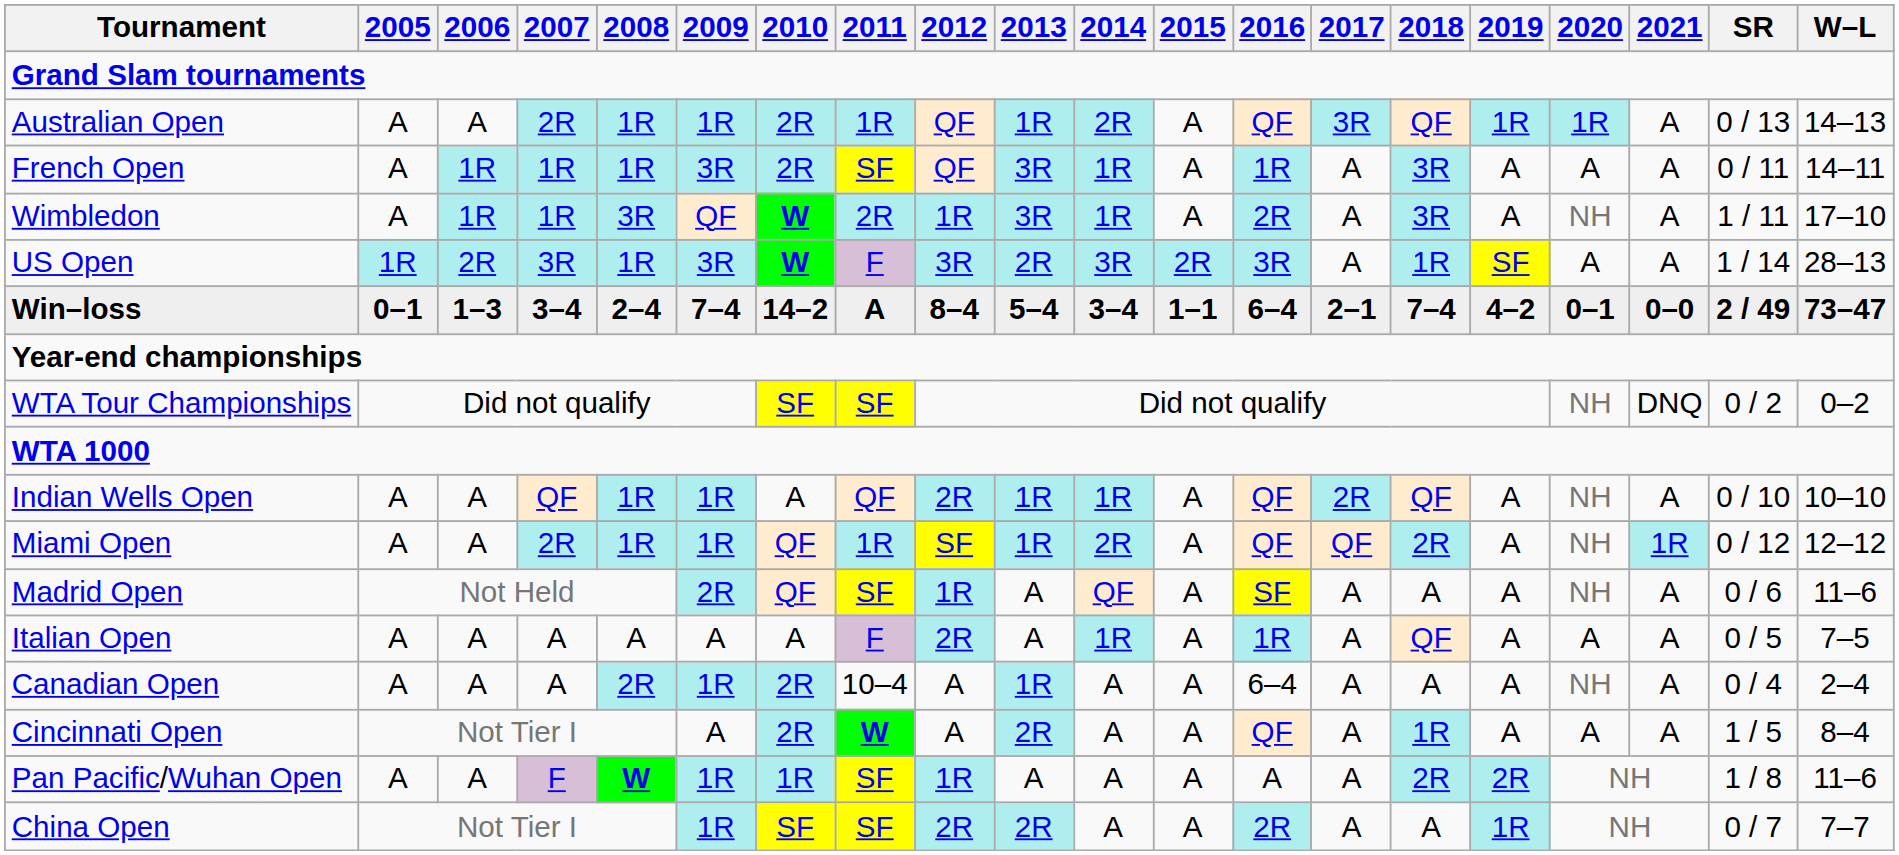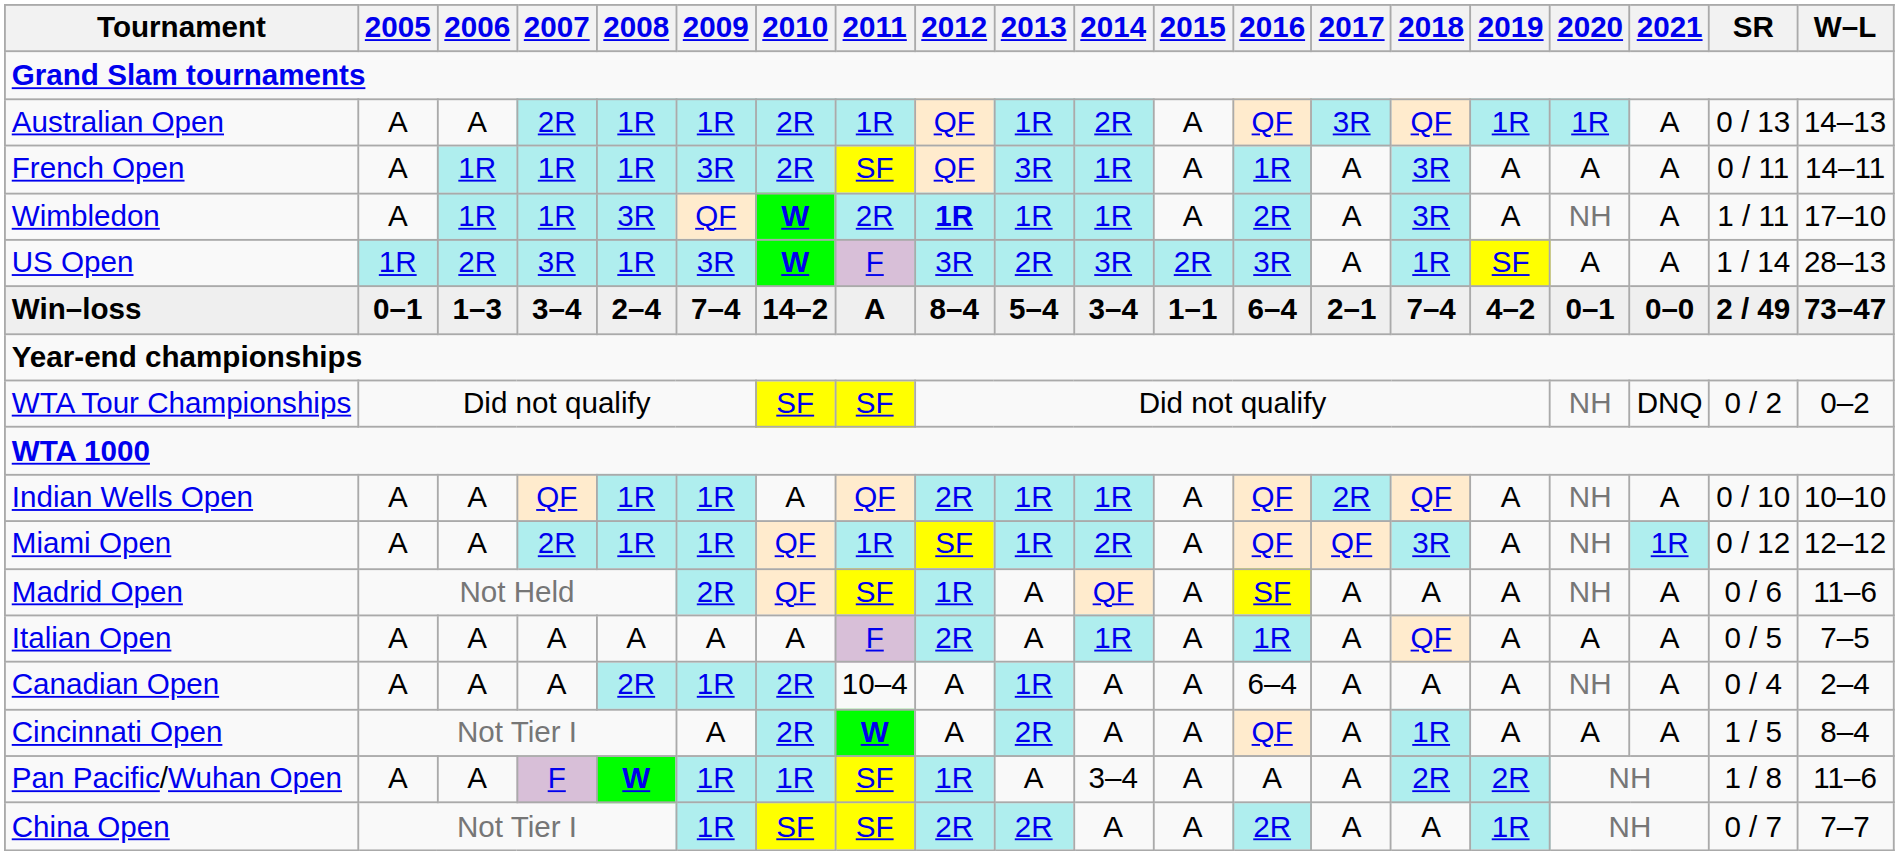(954, 215) normal -> (954, 215) bold
(1034, 215) 3R -> (1034, 215) 1R
(1431, 544) 2R -> (1431, 544) 3R
(1113, 779) A -> (1113, 779) 3–4
